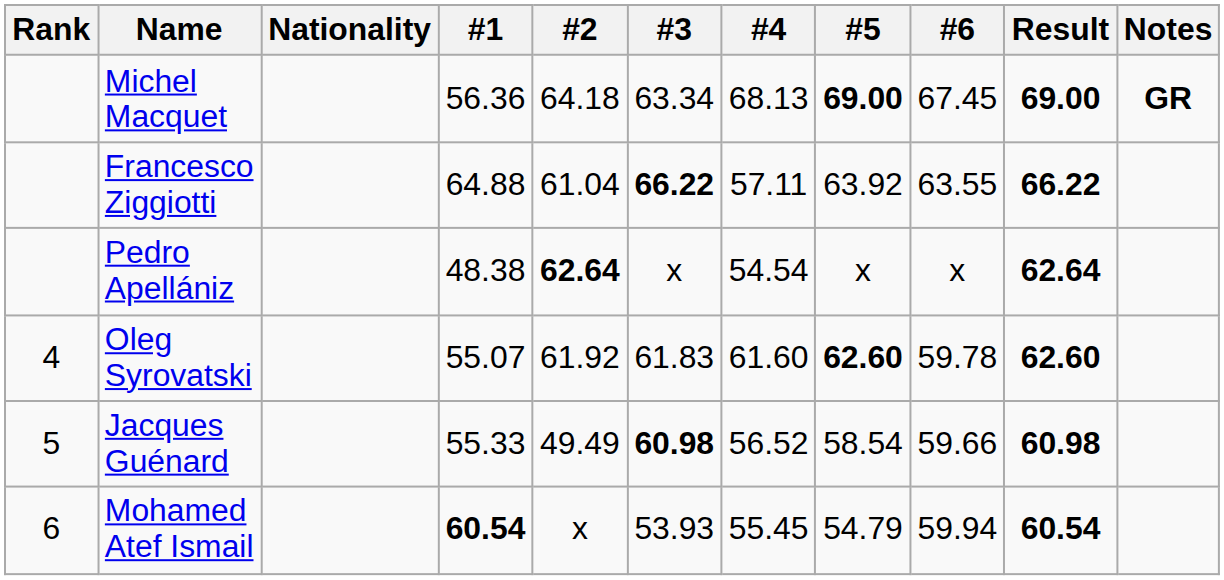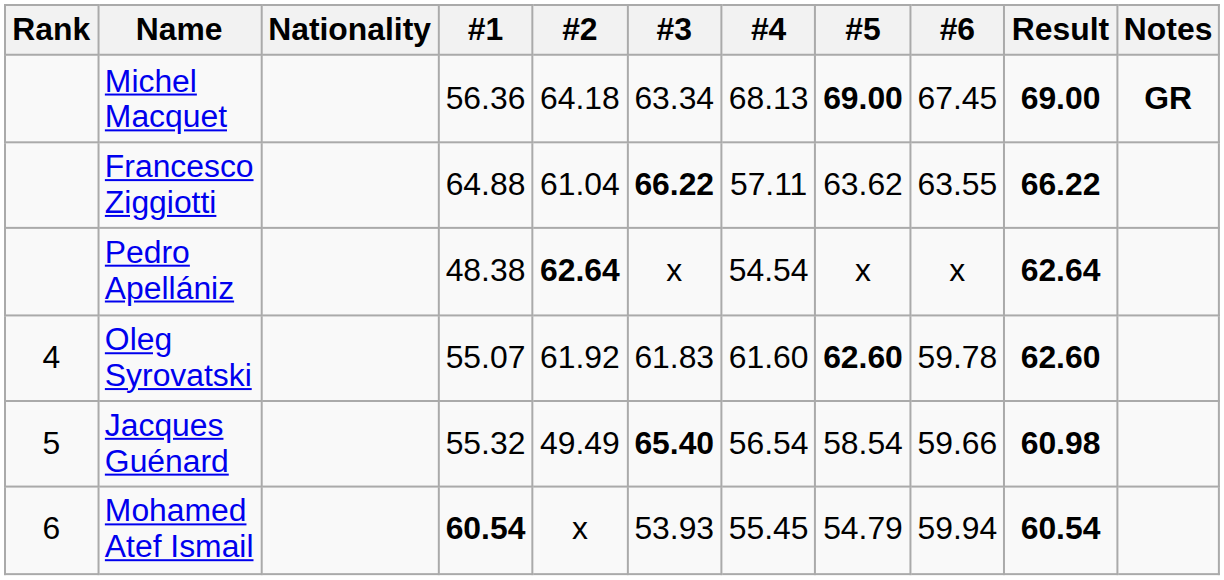(863, 184) 63.92 -> (863, 184) 63.62
(486, 443) 55.33 -> (486, 443) 55.32
(674, 443) 60.98 -> (674, 443) 65.40
(769, 443) 56.52 -> (769, 443) 56.54
